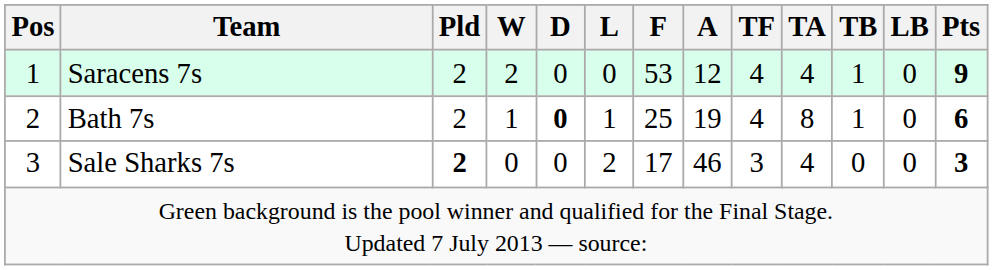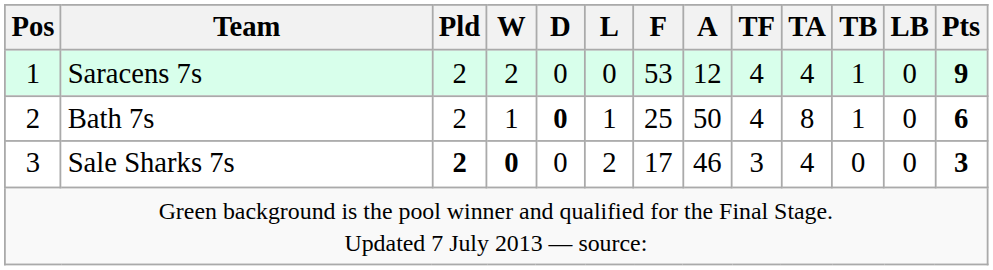(707, 118) 19 -> (707, 118) 50
(511, 163) normal -> (511, 163) bold
